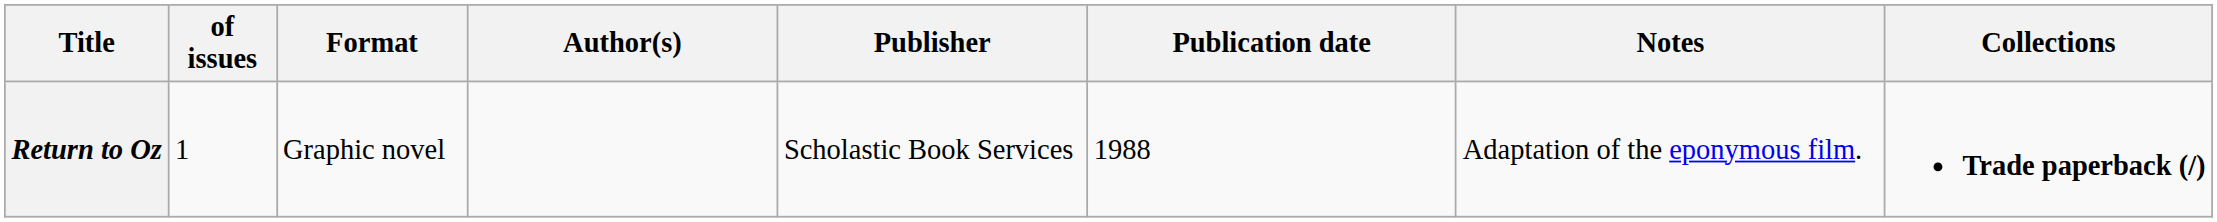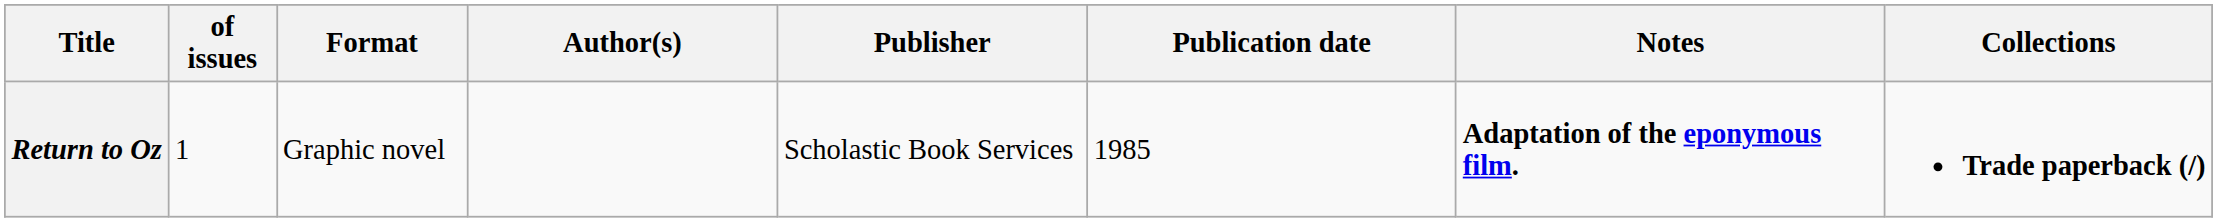(1122, 148) 1988 -> (1122, 148) 1985
(1663, 148) normal -> (1642, 148) bold
